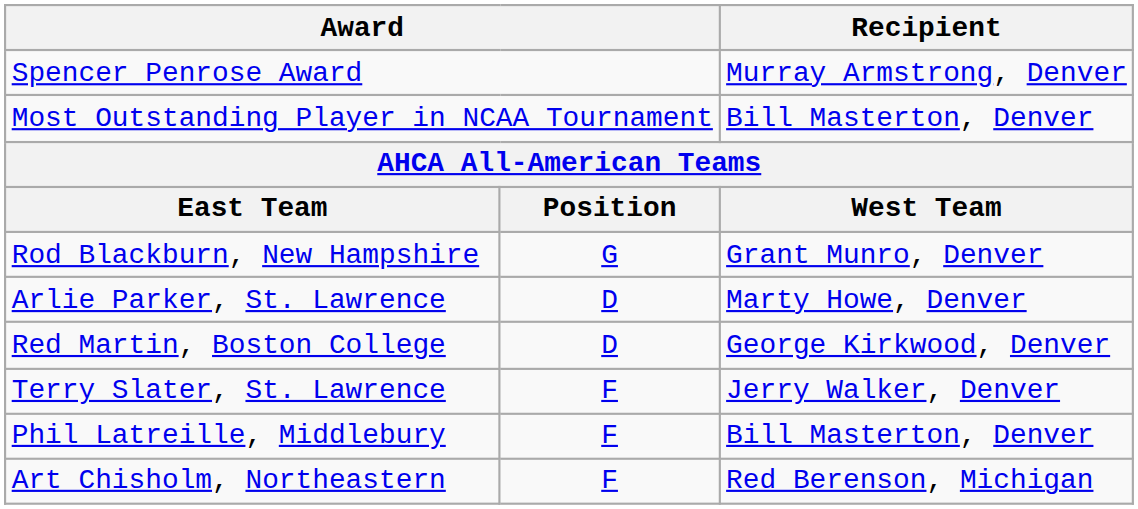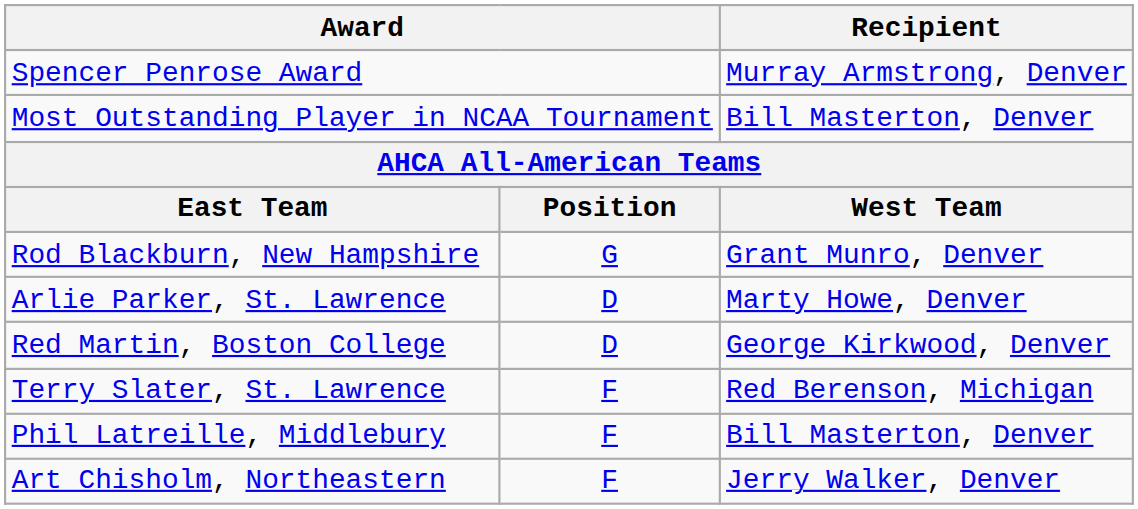(893, 390) Jerry Walker, Denver -> (910, 390) Red Berenson, Michigan
(910, 481) Red Berenson, Michigan -> (893, 481) Jerry Walker, Denver
